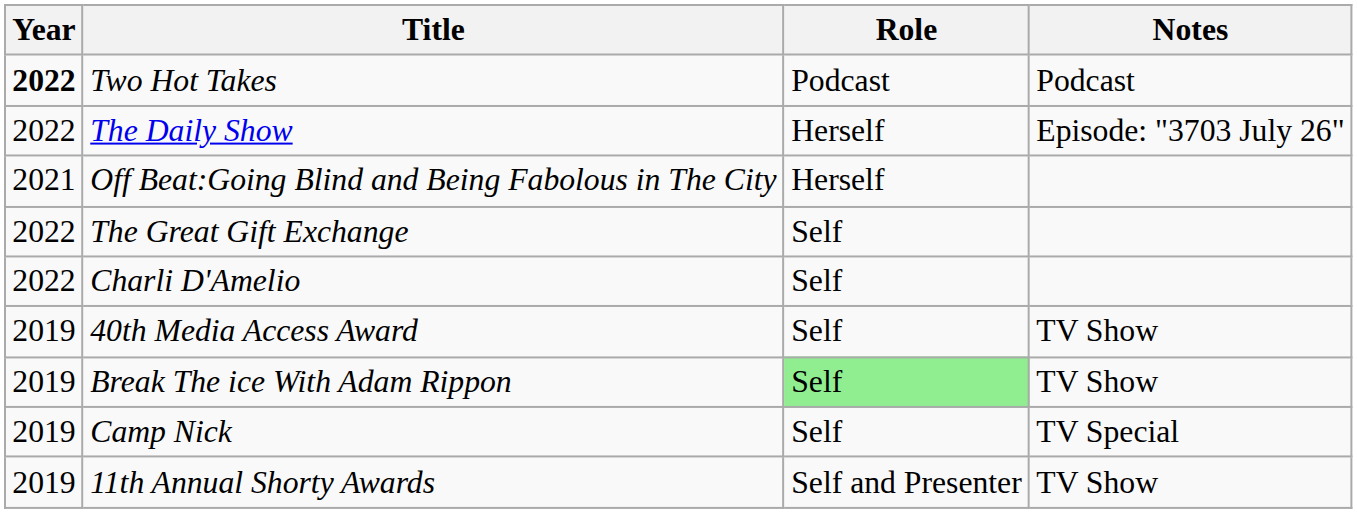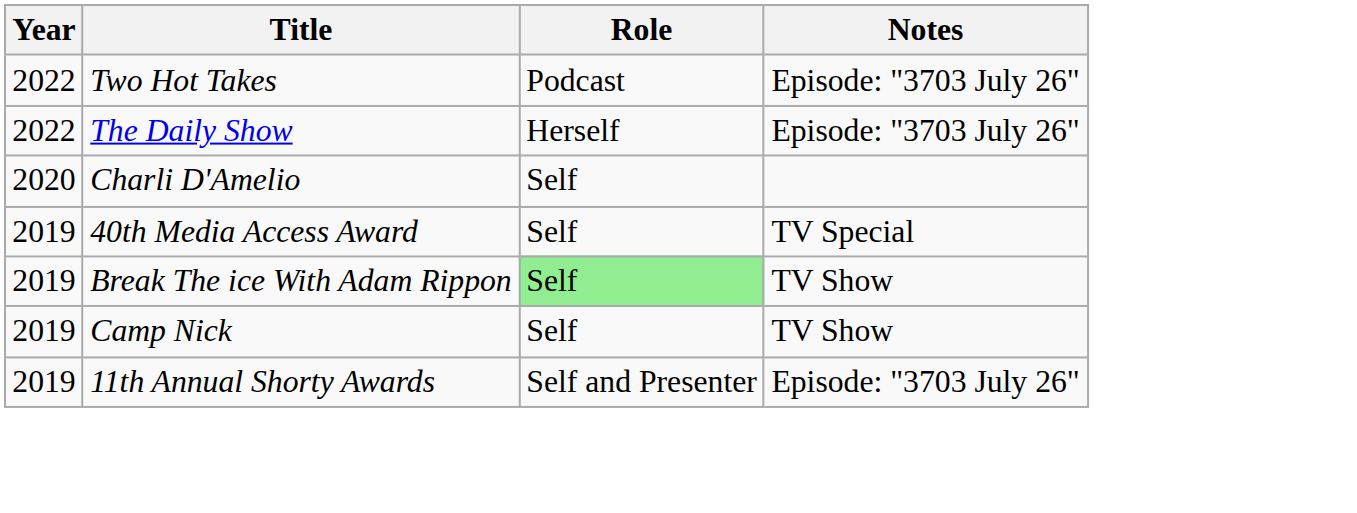(44, 79) bold -> (44, 79) normal
(1086, 79) Podcast -> (926, 79) Episode: "3703 July 26"
- row: (433, 180)
- row: (249, 230)
(44, 280) 2022 -> (44, 180) 2020
(1097, 331) TV Show -> (843, 230) TV Special
(1108, 431) TV Special -> (832, 331) TV Show
(1097, 481) TV Show -> (926, 381) Episode: "3703 July 26"
